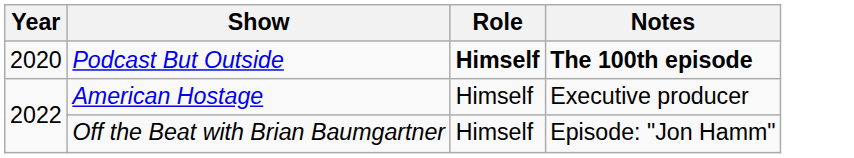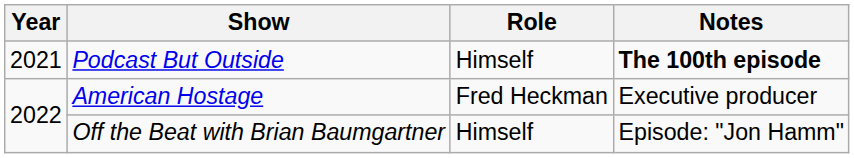(36, 59) 2020 -> (36, 59) 2021
(498, 59) bold -> (494, 59) normal
(494, 96) Himself -> (532, 96) Fred Heckman
